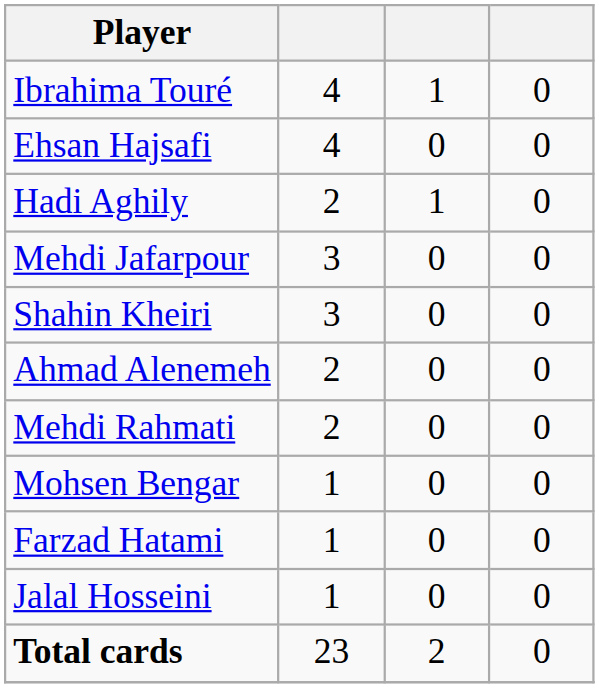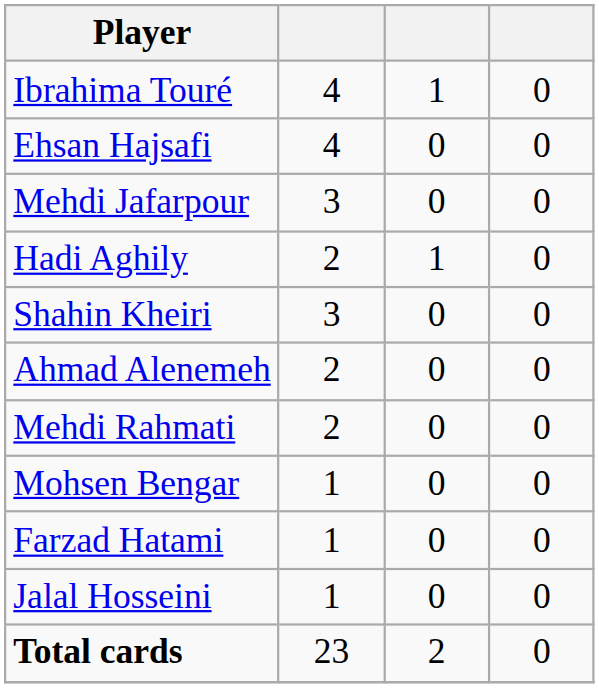rows swapped: (101, 201) <-> (131, 257)
